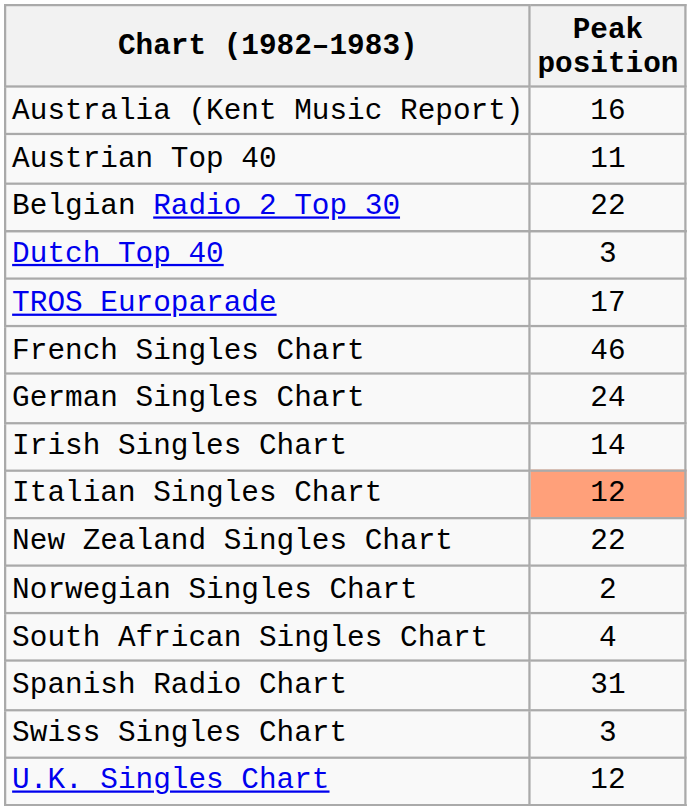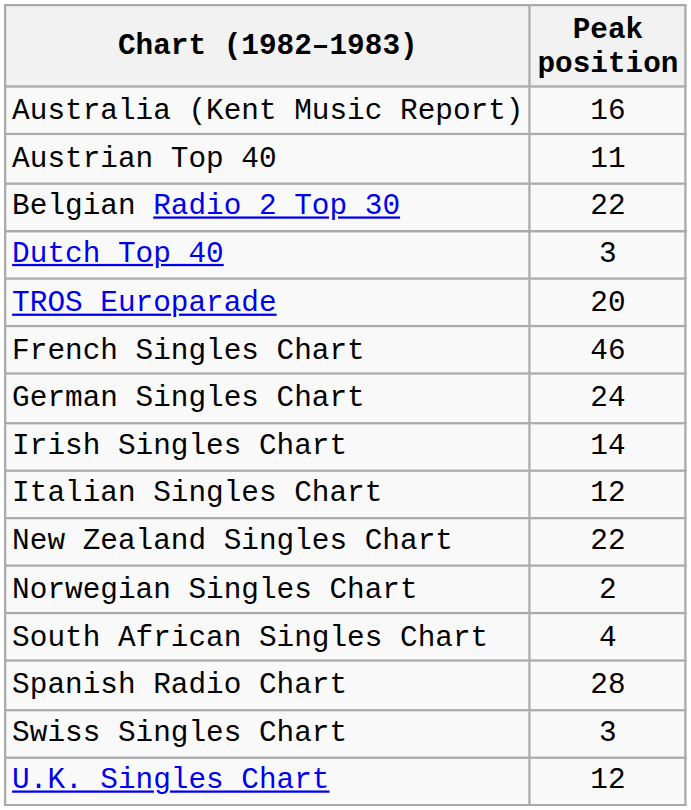(608, 302) 17 -> (608, 302) 20
(608, 494) lightsalmon background -> (608, 494) no background
(608, 685) 31 -> (608, 685) 28
